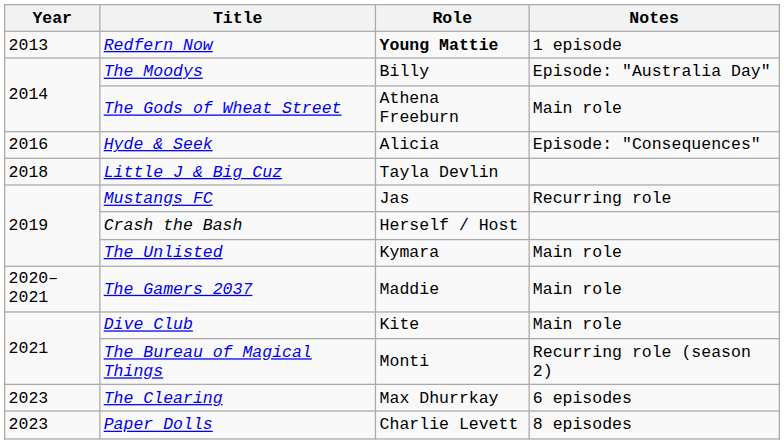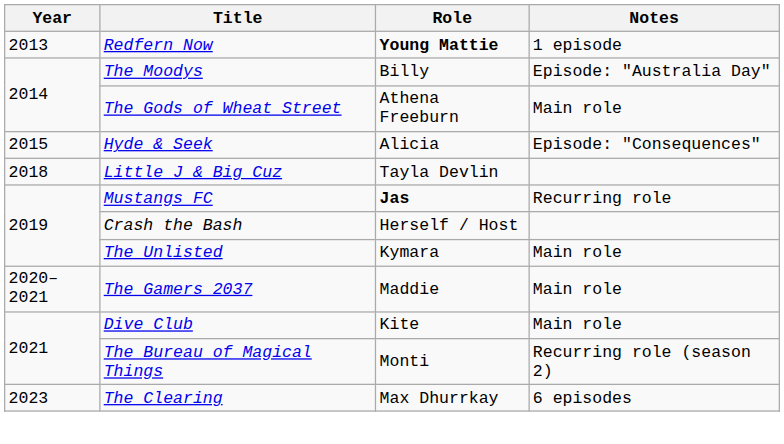(28, 145) 2016 -> (28, 145) 2015
(394, 199) normal -> (394, 199) bold
- row: (158, 425)
